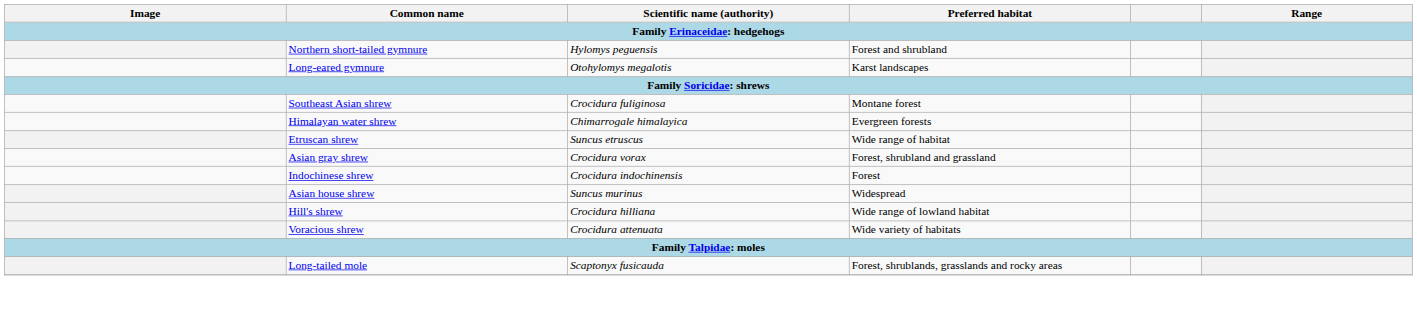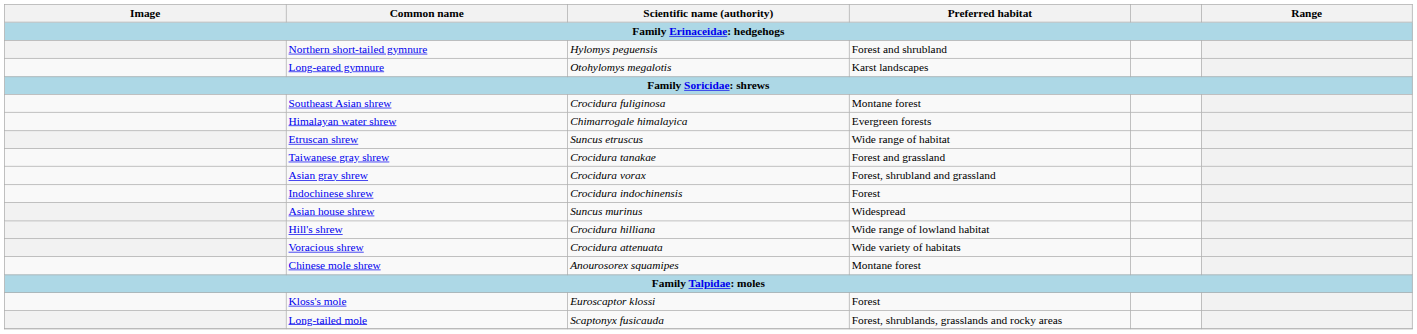+ row: (339, 157)
+ row: (335, 265)
+ row: (318, 301)
